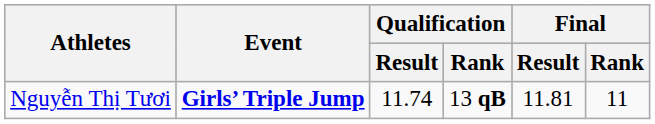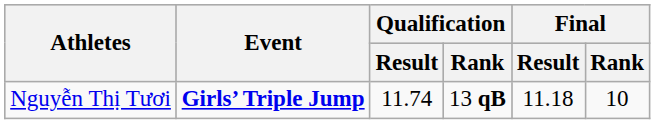(548, 99) 11.81 -> (548, 99) 11.18
(617, 99) 11 -> (617, 99) 10
